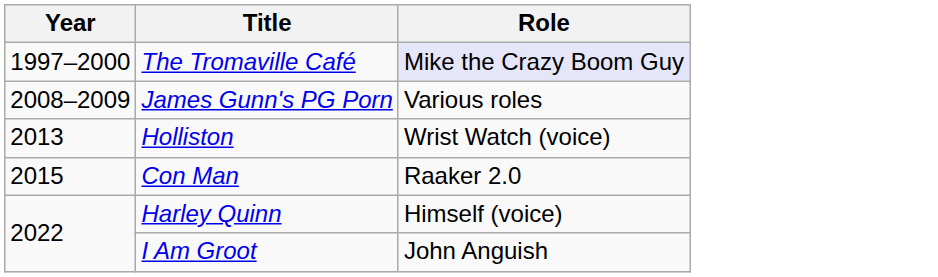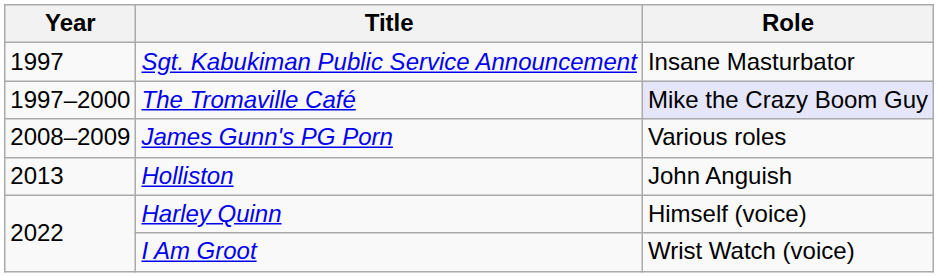+ row: (389, 61)
(507, 137) Wrist Watch (voice) -> (720, 175) John Anguish
- row: (190, 175)
(476, 251) John Anguish -> (751, 251) Wrist Watch (voice)
